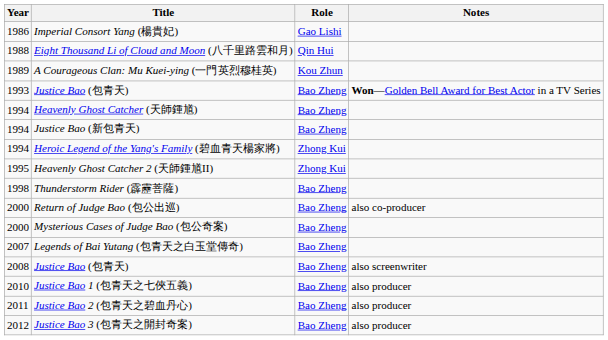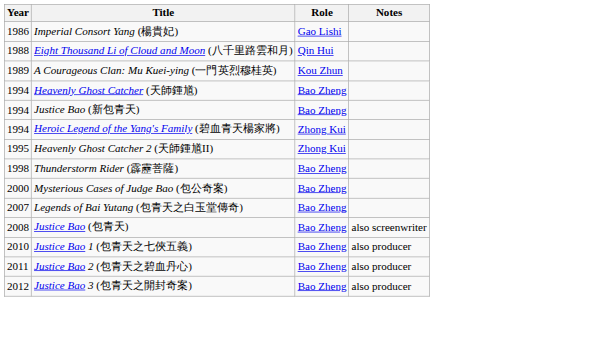- row: (18, 90)
- row: (18, 208)
